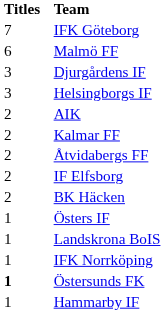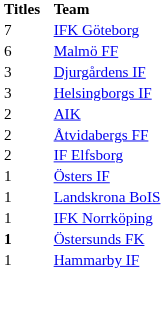- row: (87, 134)
- row: (89, 197)
